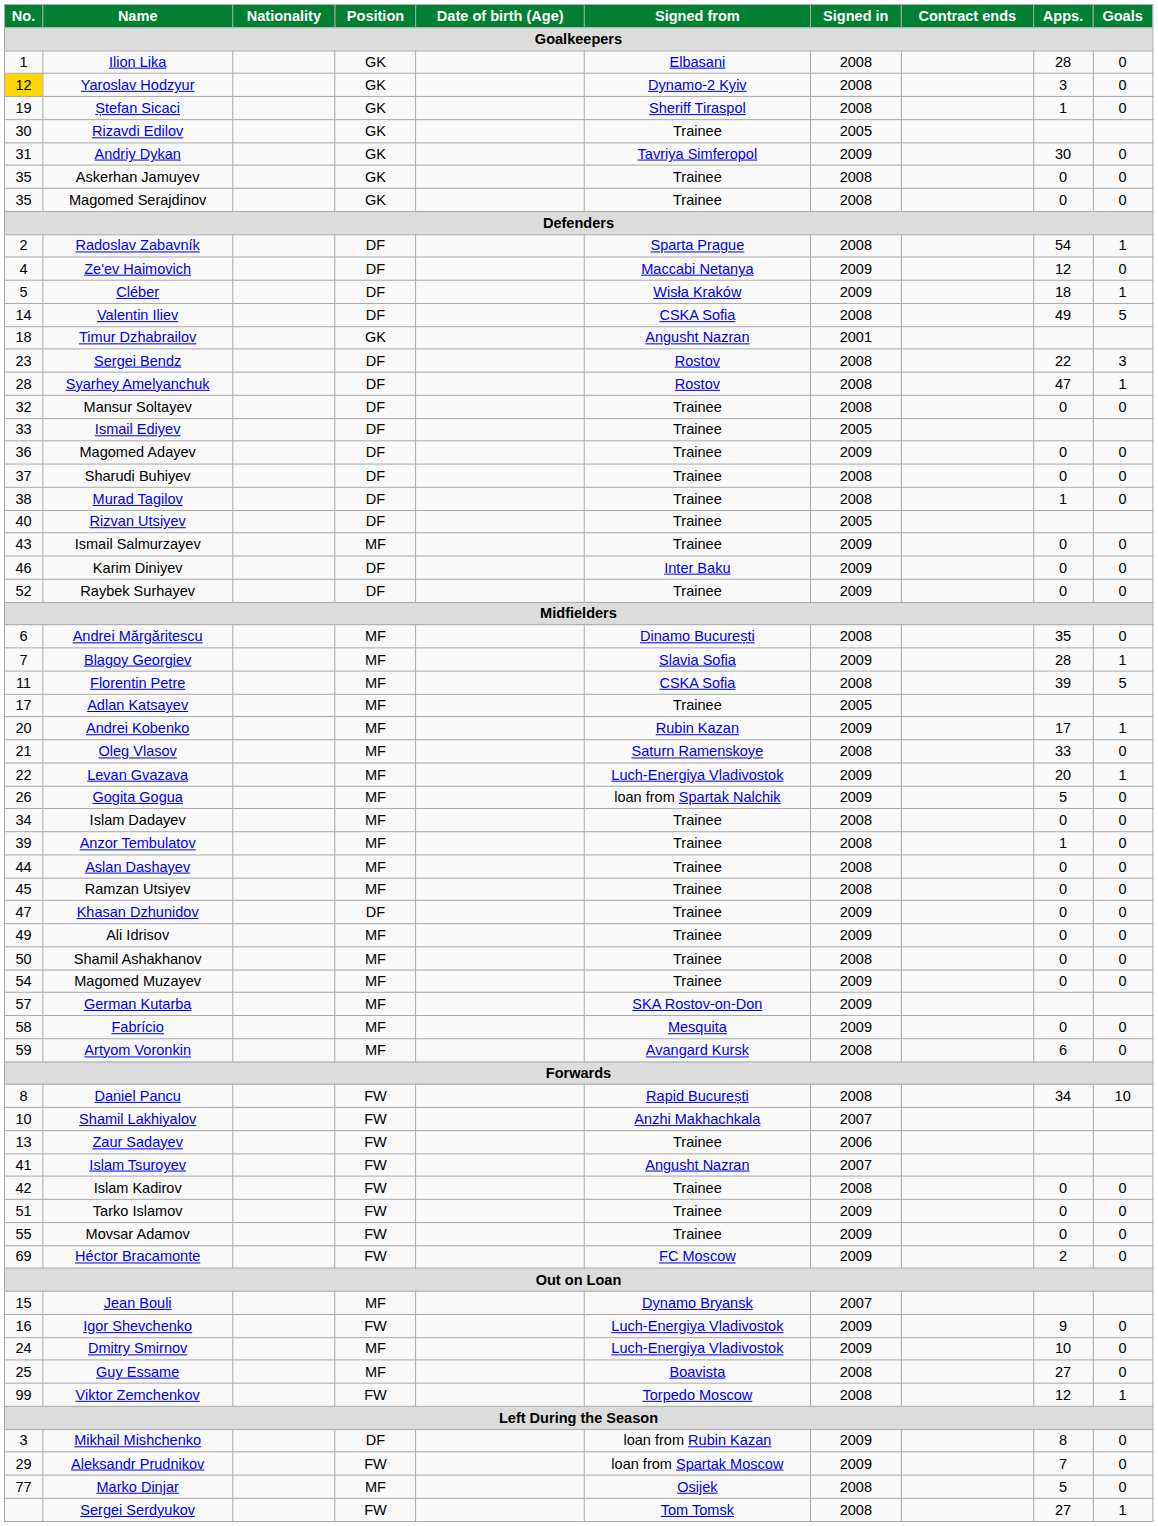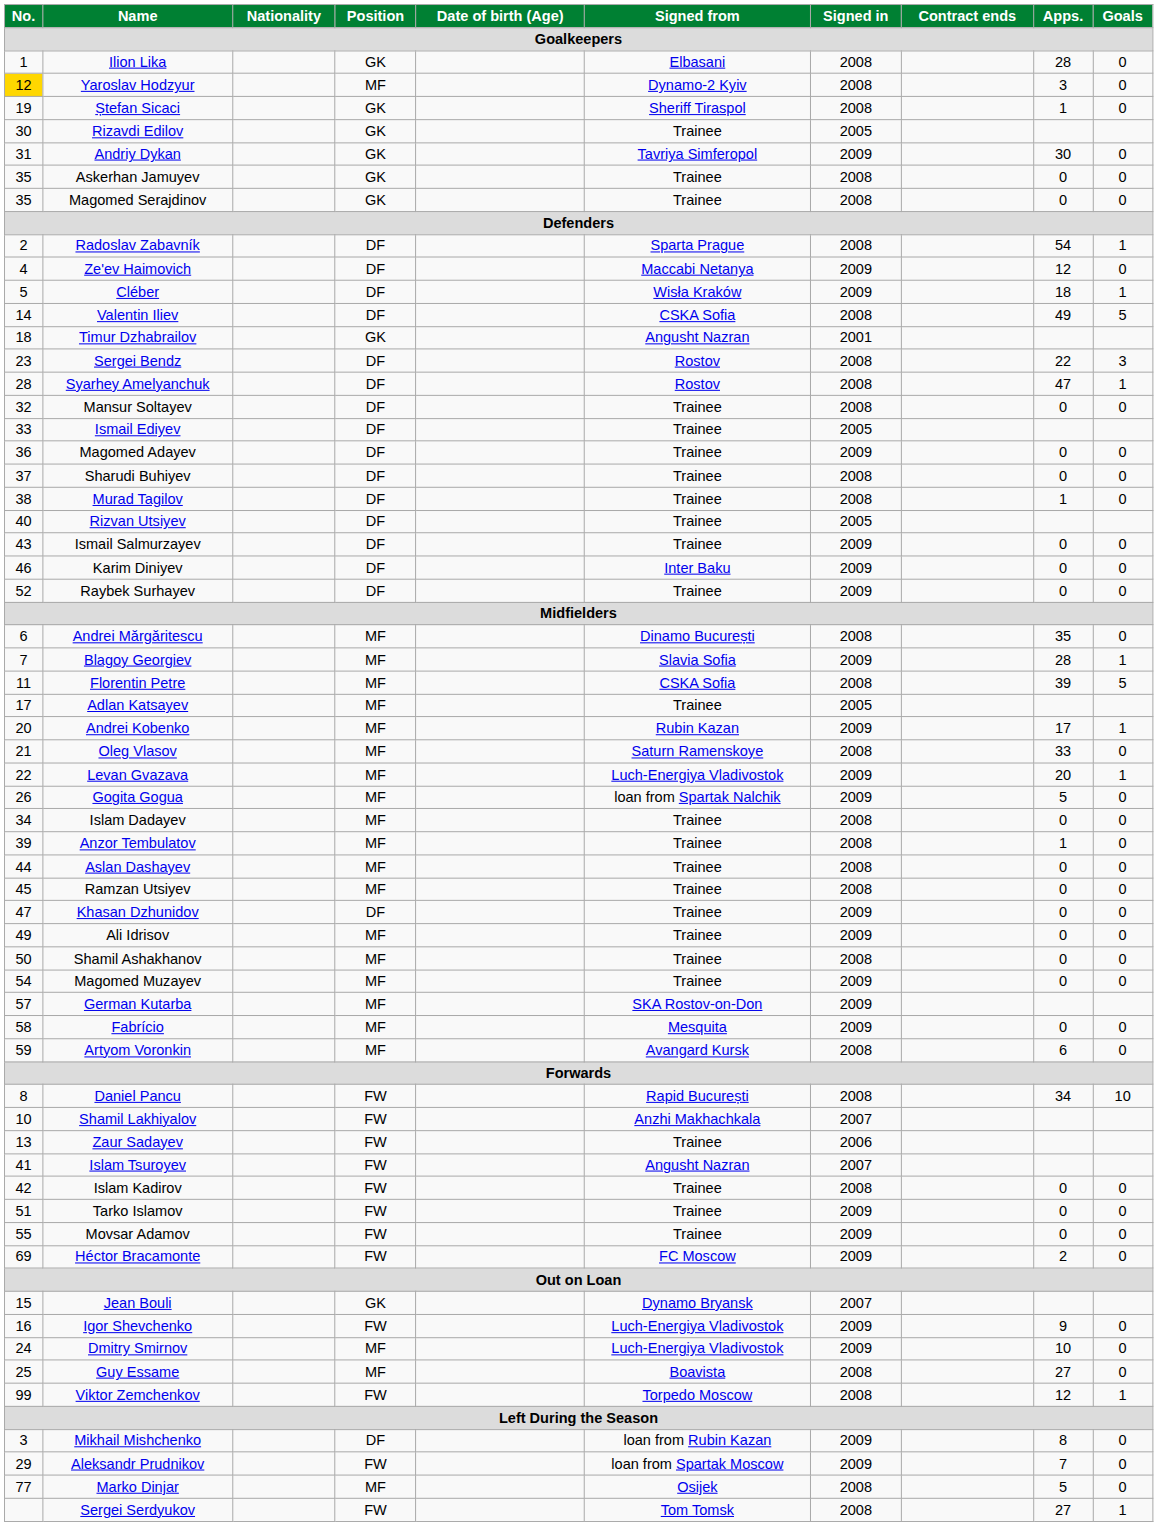(375, 85) GK -> (376, 85) MF
(376, 545) MF -> (376, 545) DF
(376, 1303) MF -> (375, 1303) GK
